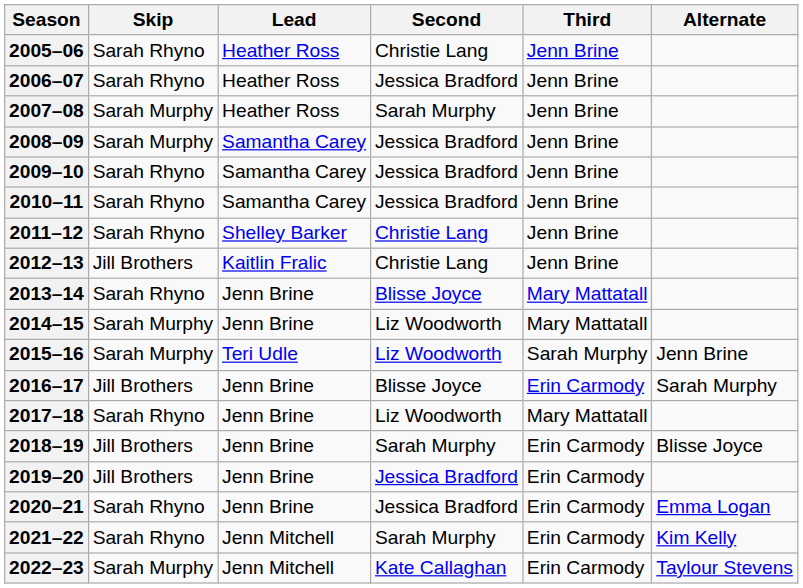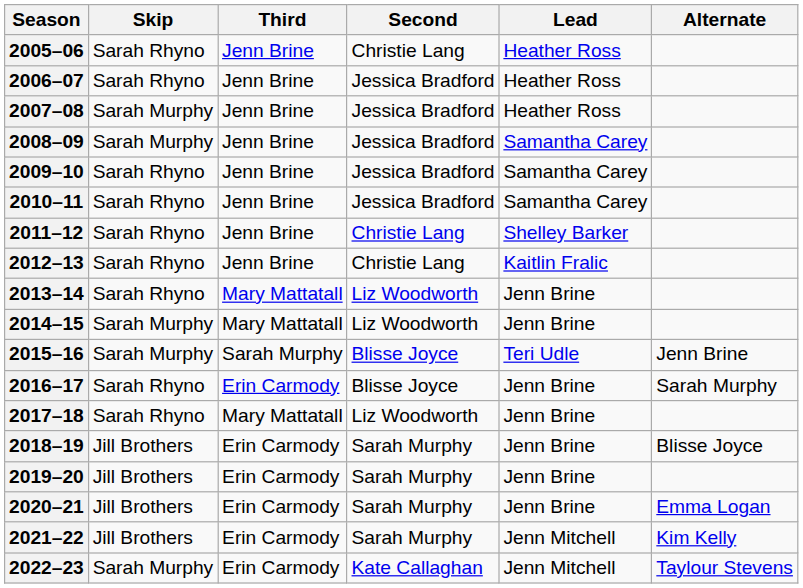columns swapped: (587, 19) <-> (294, 19)
(435, 111) Sarah Murphy -> (423, 111) Jessica Bradford
(143, 263) Jill Brothers -> (149, 263) Sarah Rhyno
(428, 293) Blisse Joyce -> (415, 293) Liz Woodworth
(438, 354) Liz Woodworth -> (405, 354) Blisse Joyce
(143, 385) Jill Brothers -> (149, 385) Sarah Rhyno
(447, 476) Jessica Bradford -> (412, 476) Sarah Murphy
(149, 506) Sarah Rhyno -> (143, 506) Jill Brothers
(447, 506) Jessica Bradford -> (412, 506) Sarah Murphy
(149, 537) Sarah Rhyno -> (143, 537) Jill Brothers
